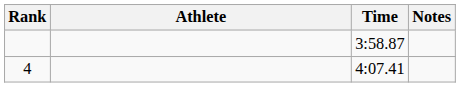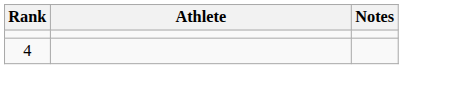- column: (380, 17)
